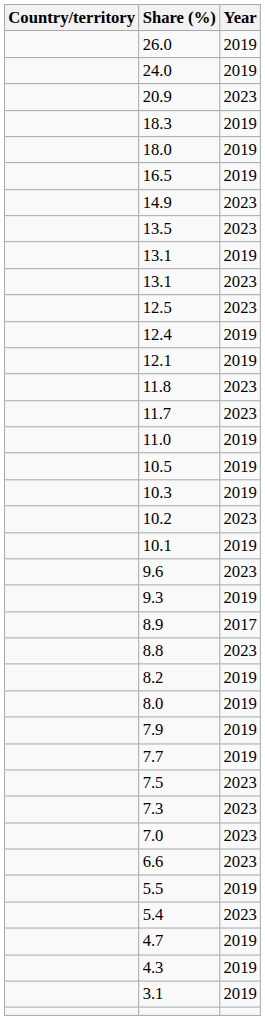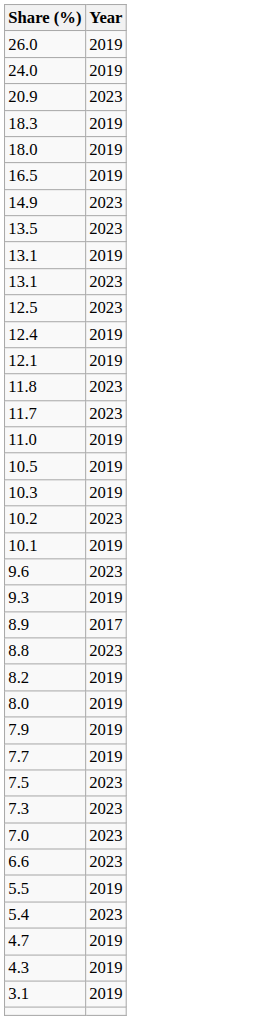- column: (72, 17)
